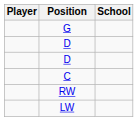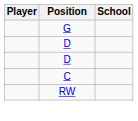- row: (22, 108)
